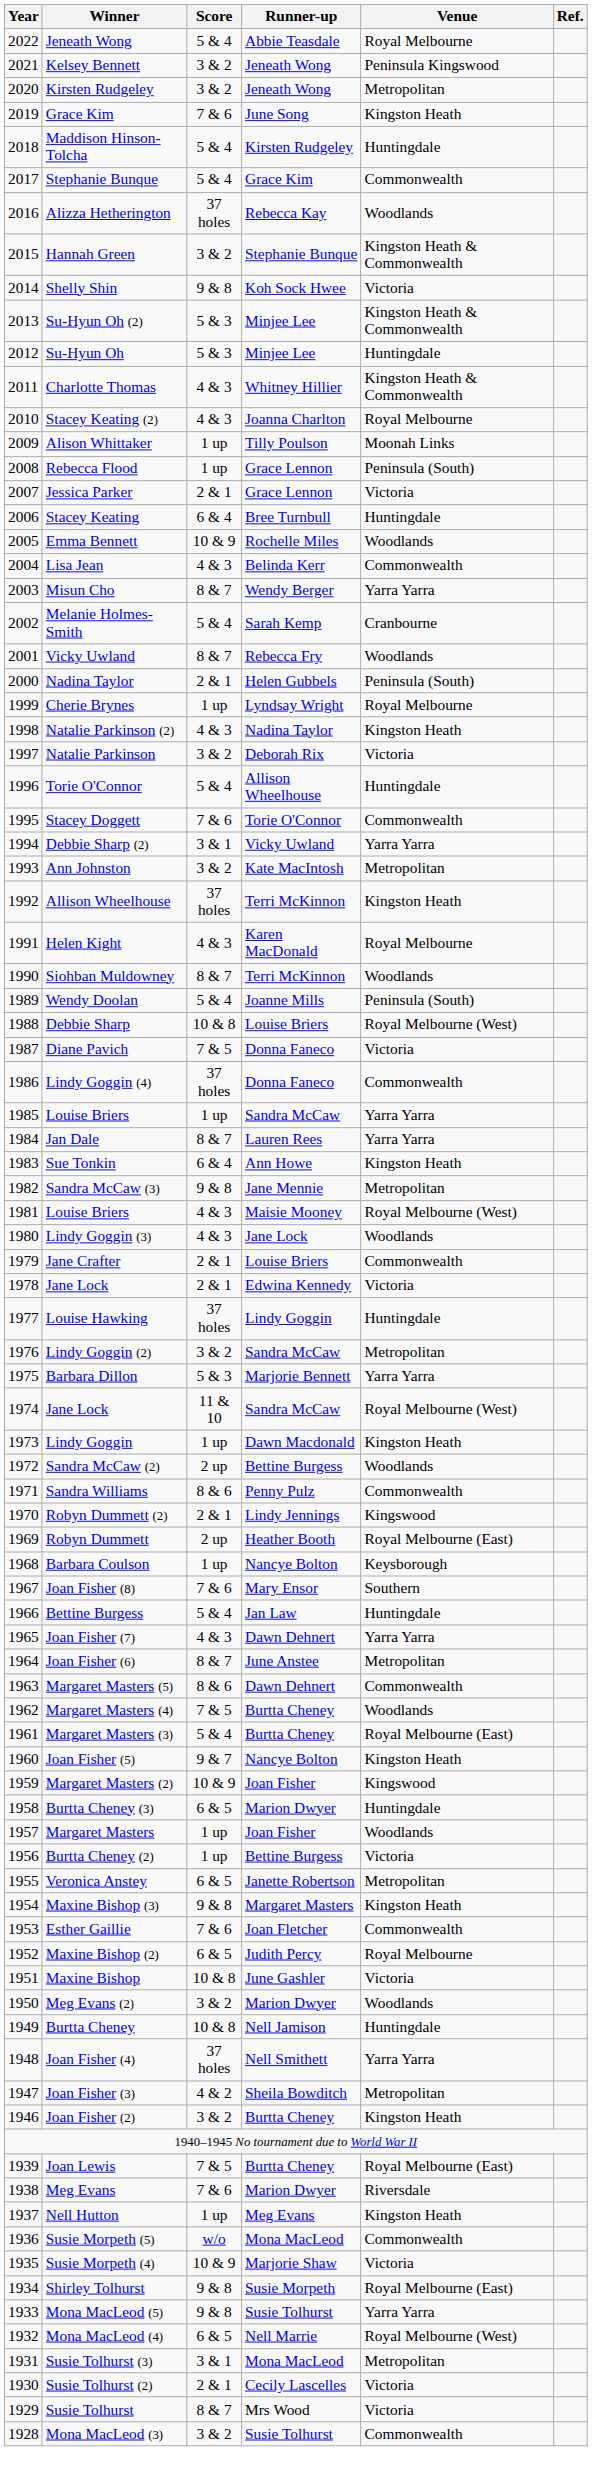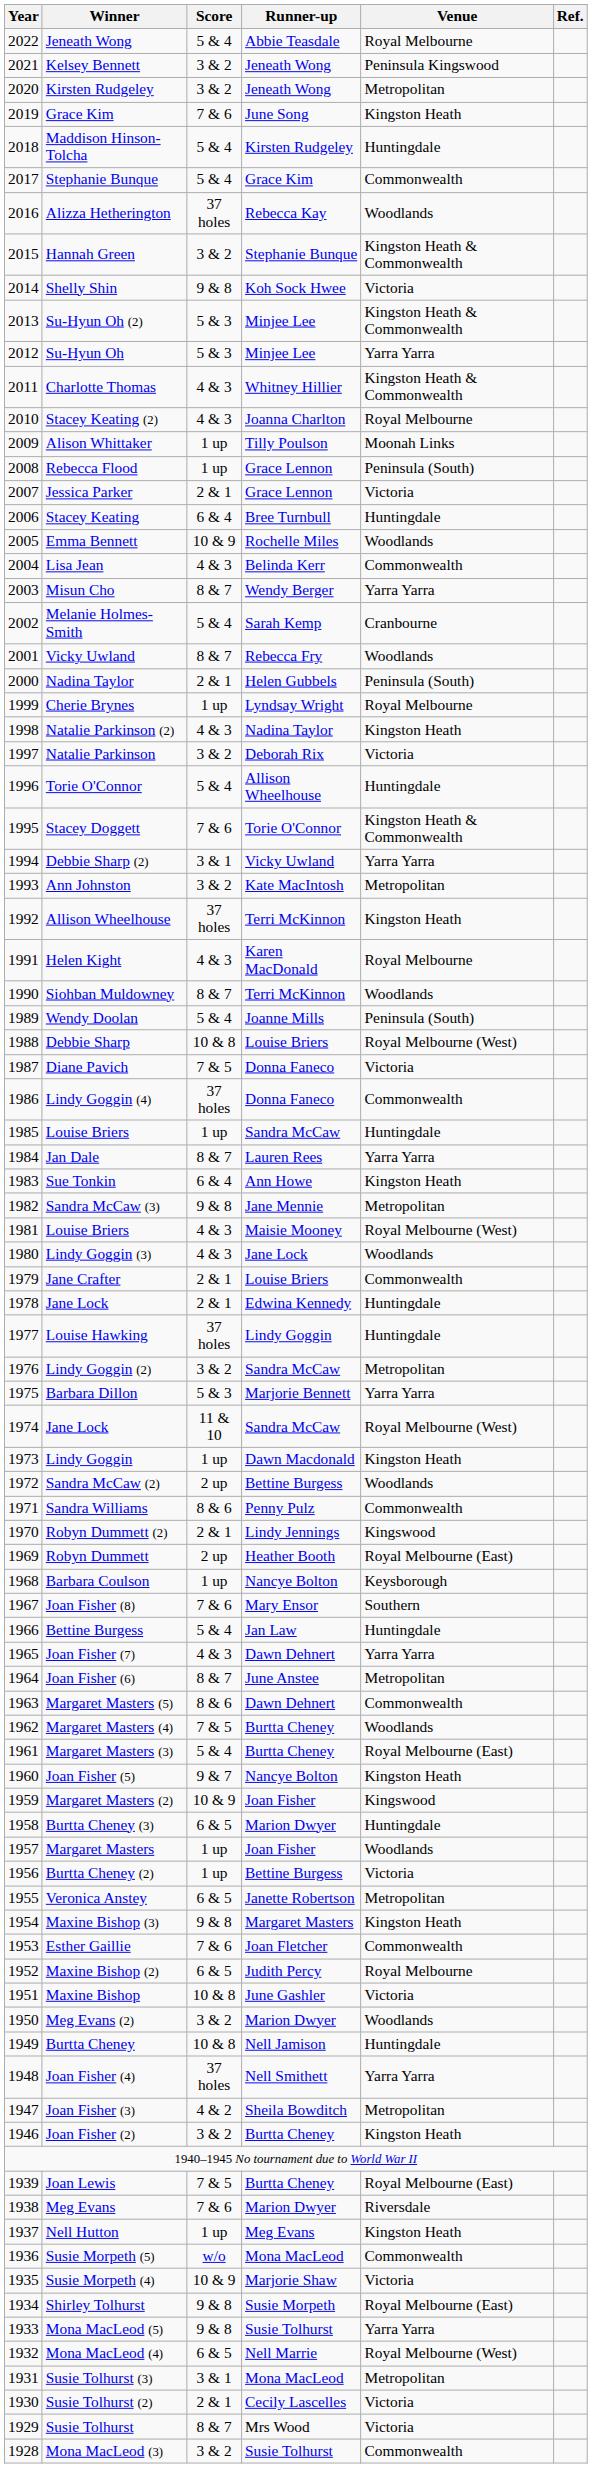(402, 353) Huntingdale -> (400, 353) Yarra Yarra
(414, 819) Commonwealth -> (421, 828) Kingston Heath & Commonwealth
(400, 1115) Yarra Yarra -> (402, 1132) Huntingdale
(389, 1285) Victoria -> (402, 1302) Huntingdale
